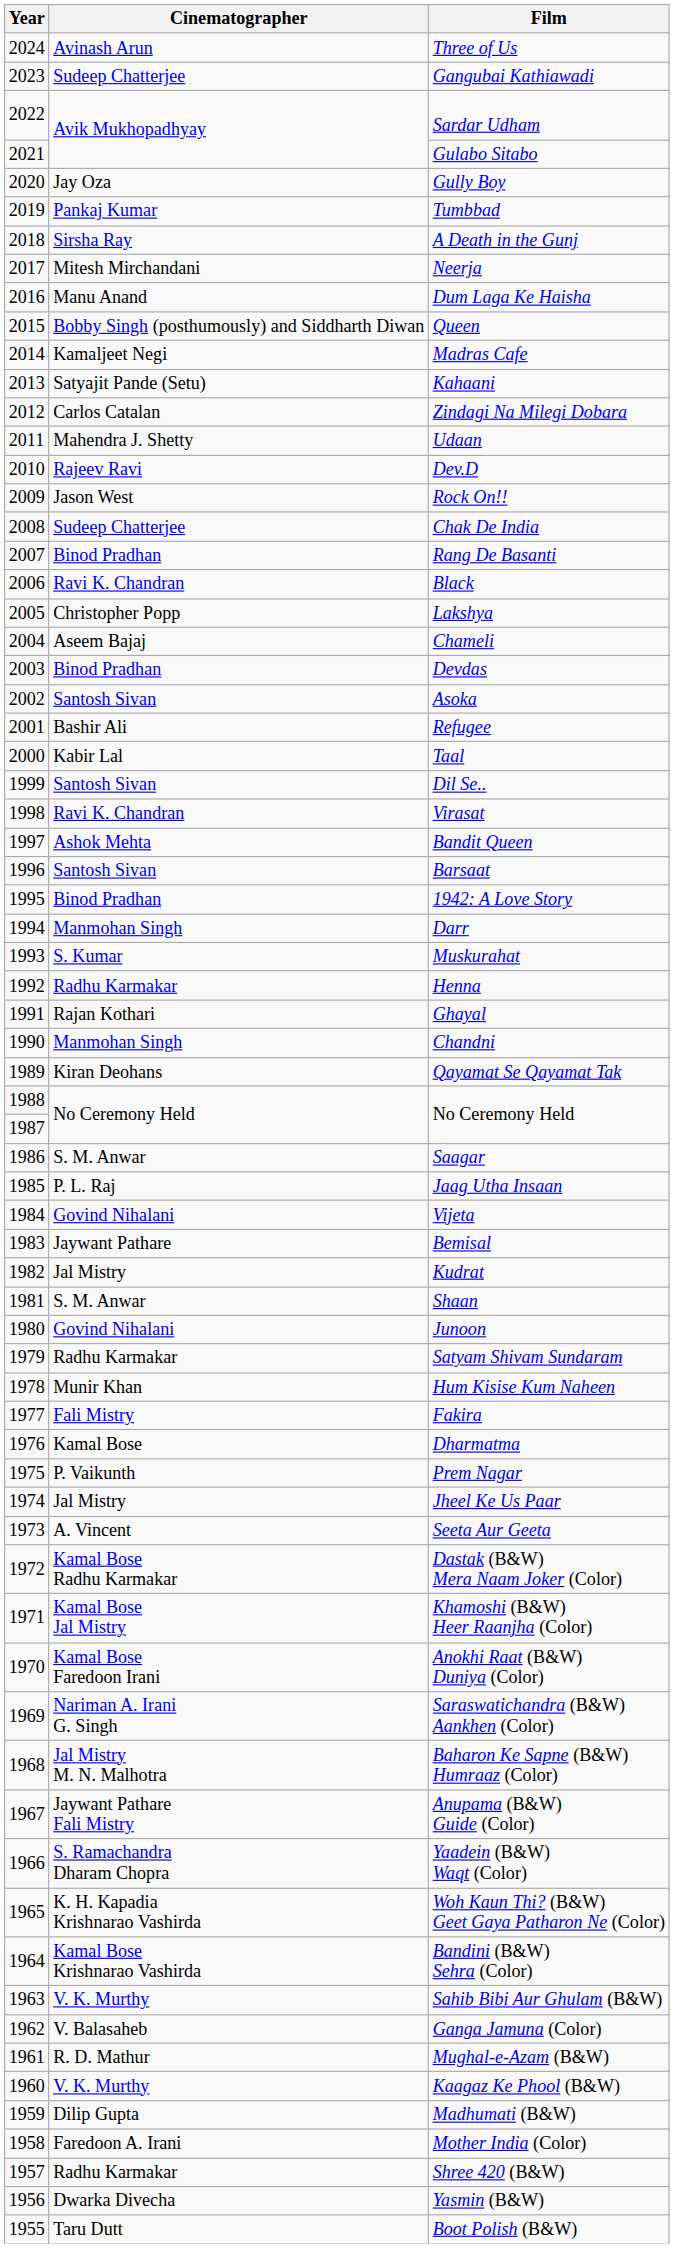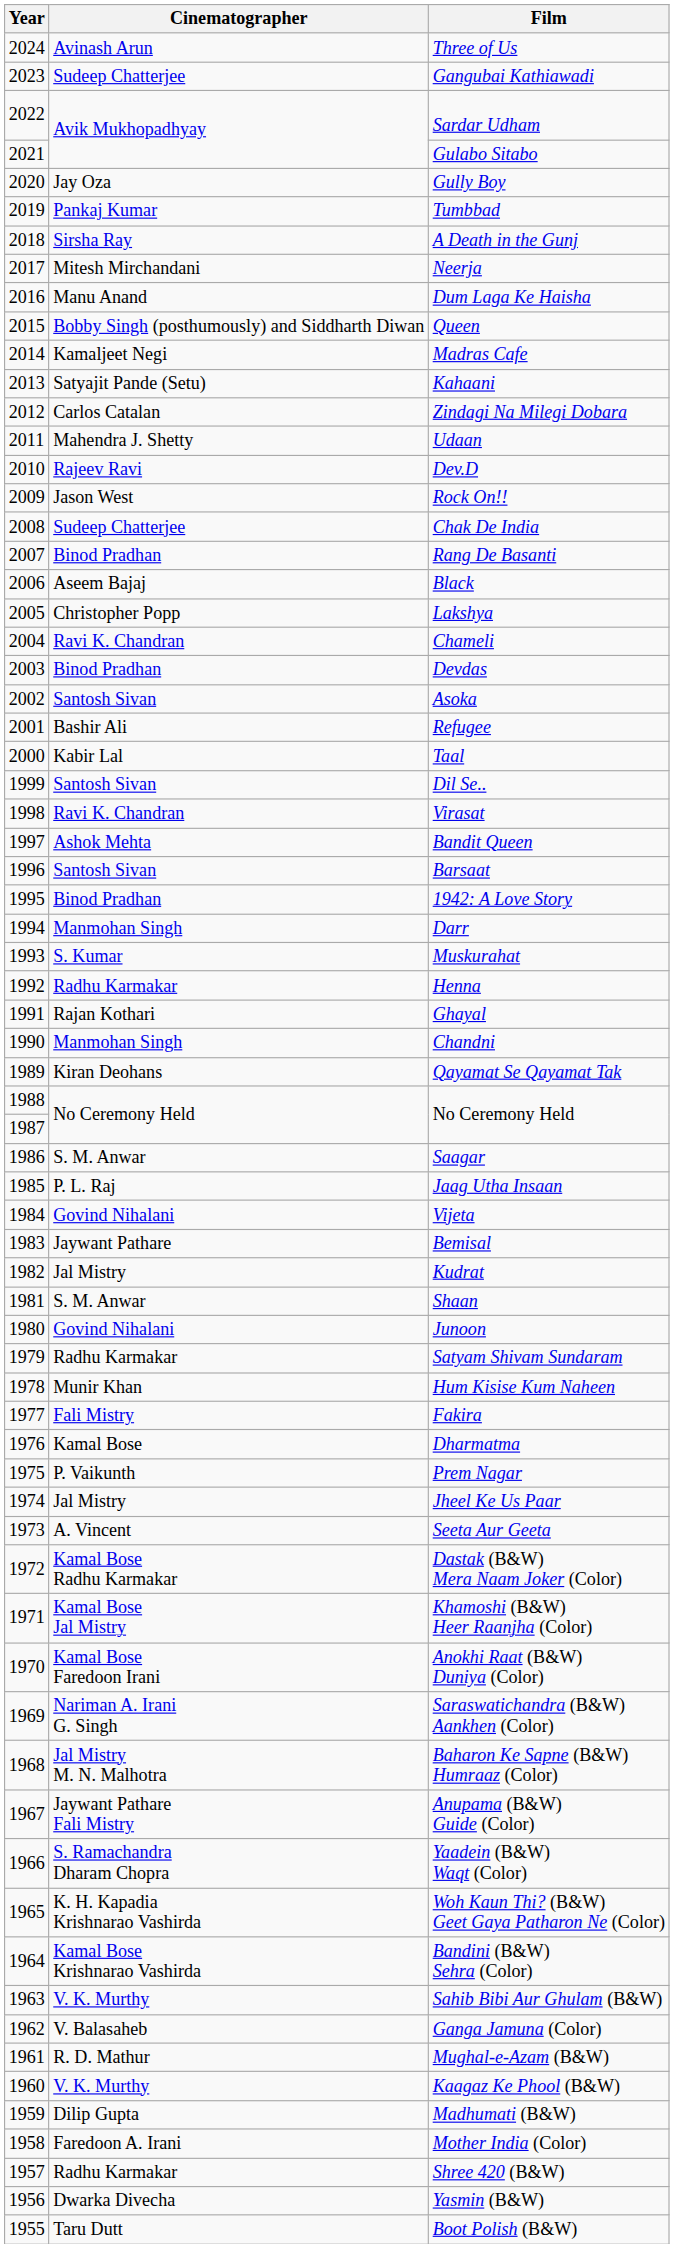(119, 583) Ravi K. Chandran -> (100, 583) Aseem Bajaj
(100, 641) Aseem Bajaj -> (119, 641) Ravi K. Chandran
